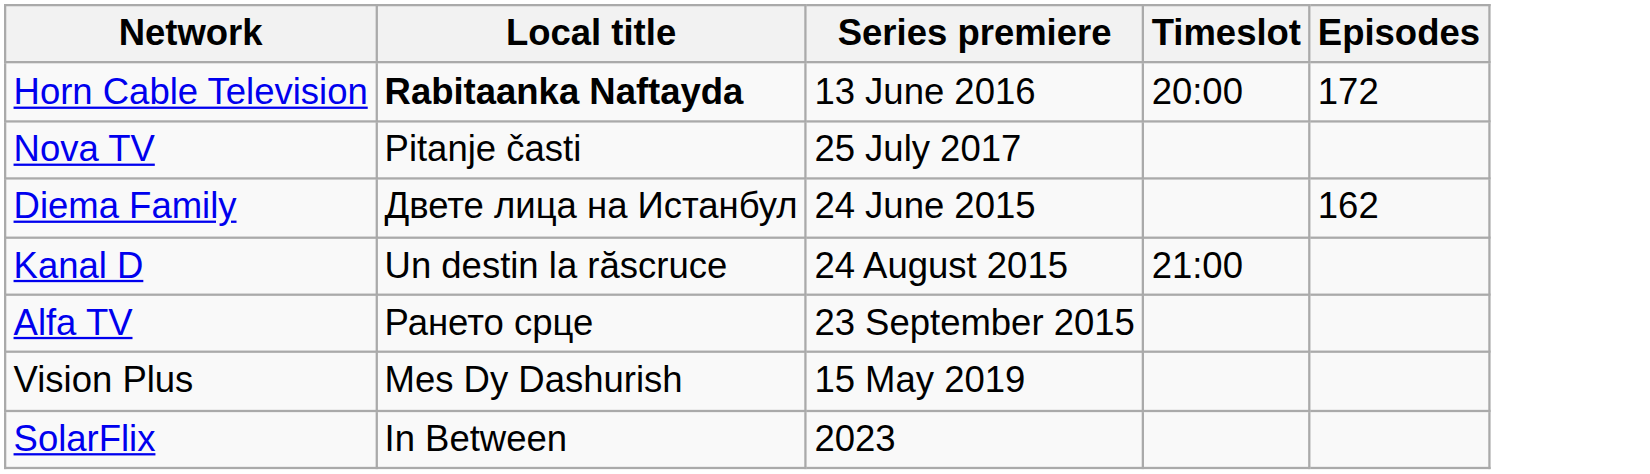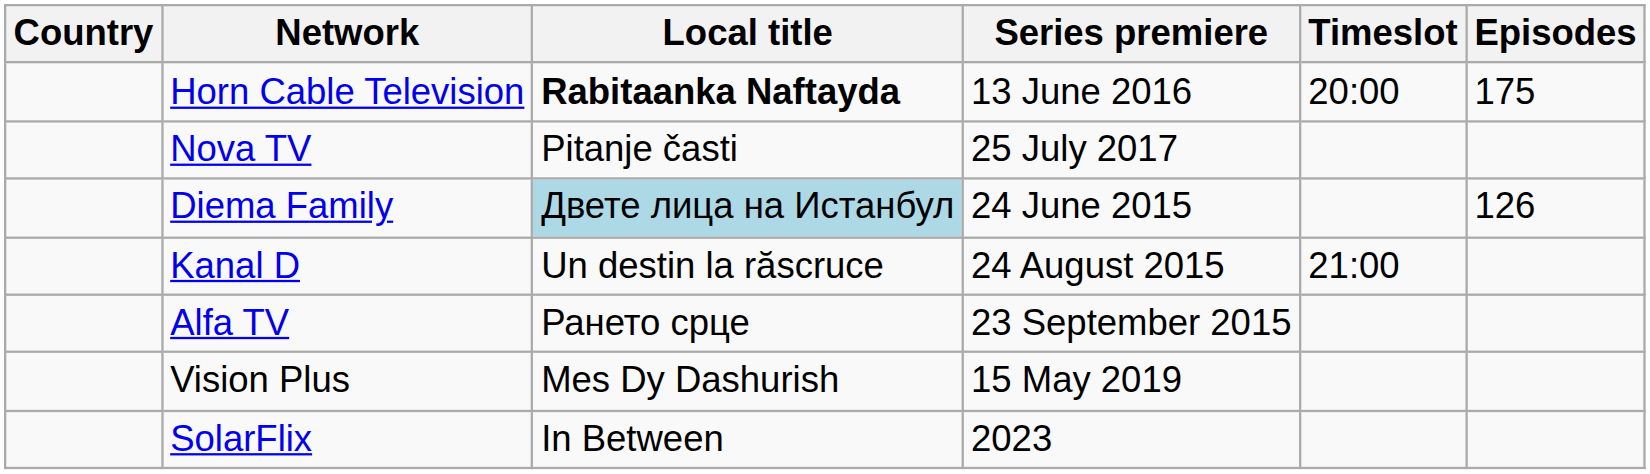+ column: (83, 33)
(1348, 91) 172 -> (1505, 91) 175
(591, 206) no background -> (748, 206) lightblue background
(1348, 206) 162 -> (1505, 206) 126
